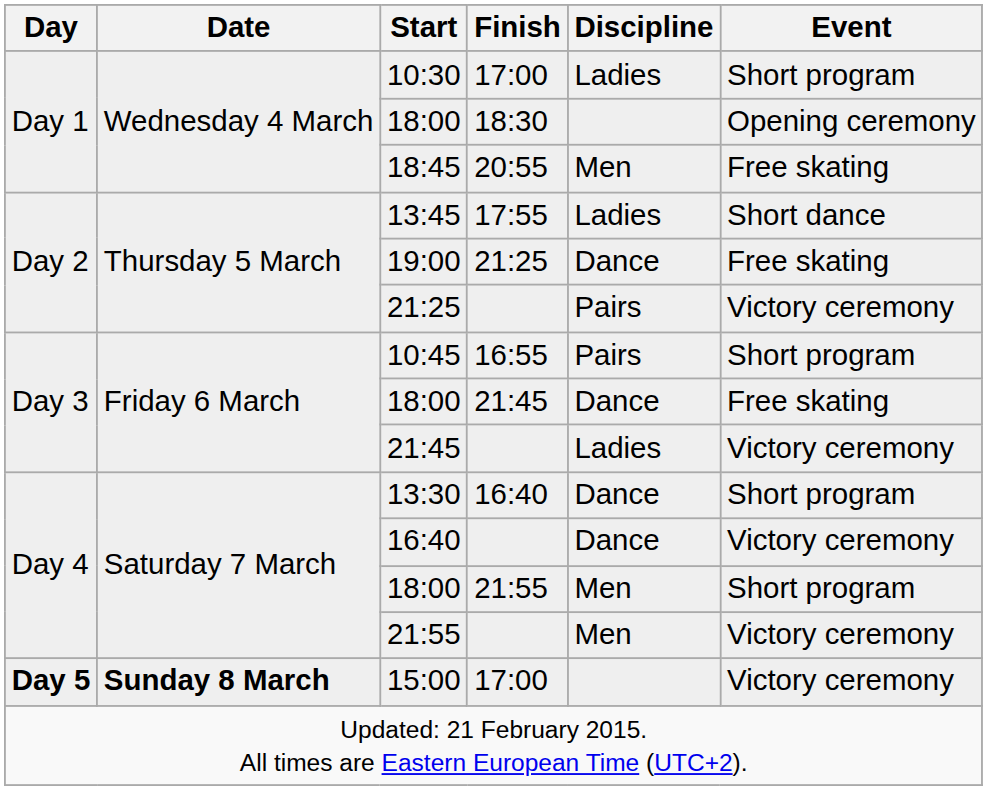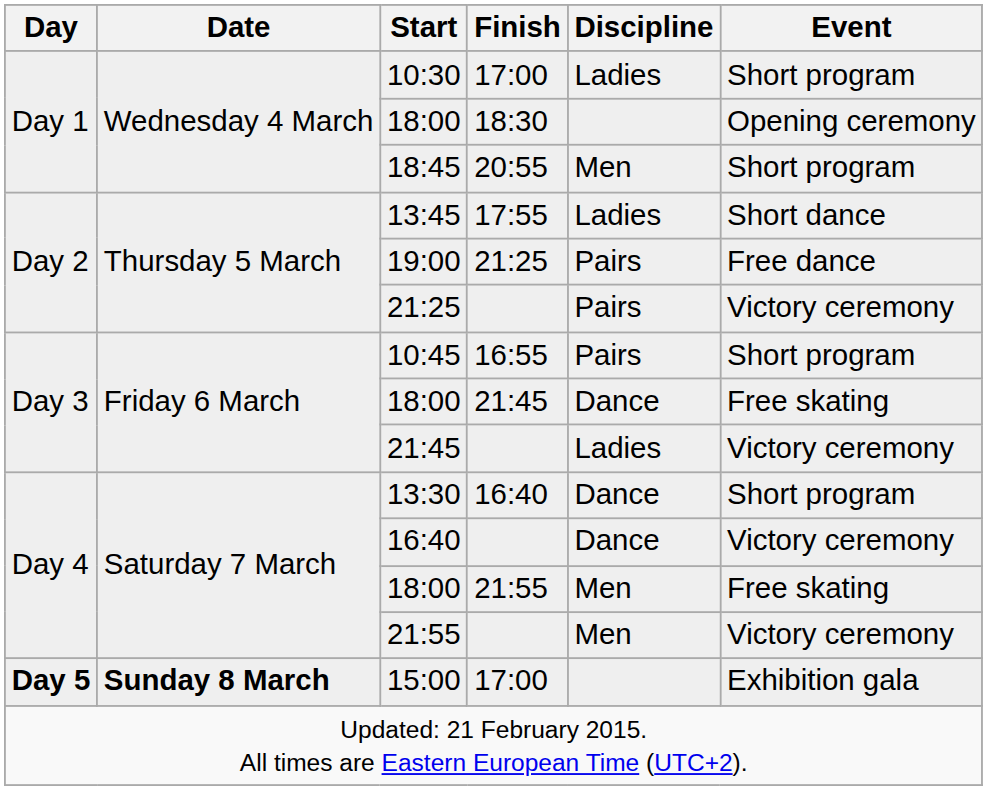(808, 167) Free skating -> (821, 167) Short program
(617, 261) Dance -> (608, 261) Pairs
(808, 261) Free skating -> (801, 261) Free dance
(821, 588) Short program -> (808, 588) Free skating
(840, 681) Victory ceremony -> (823, 681) Exhibition gala
